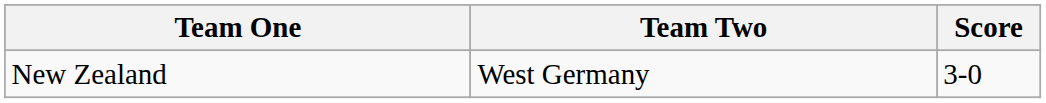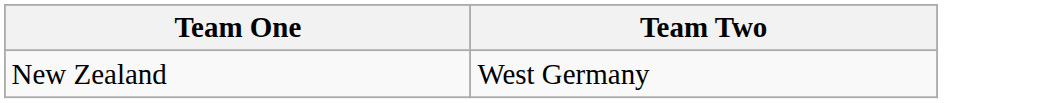- column: (989, 27)
